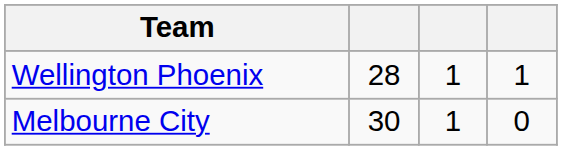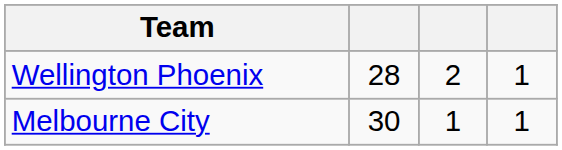(453, 74) 1 -> (453, 74) 2
(522, 121) 0 -> (522, 121) 1
